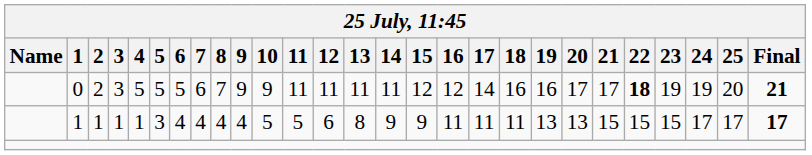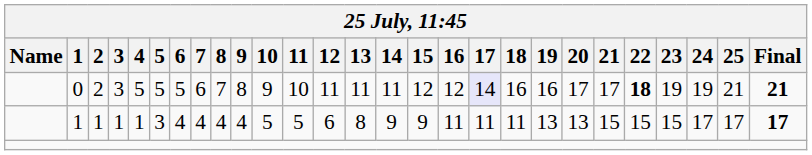(241, 88) 9 -> (241, 88) 8
(298, 88) 11 -> (298, 88) 10
(484, 88) no background -> (485, 88) lavender background
(733, 88) 20 -> (734, 88) 21
